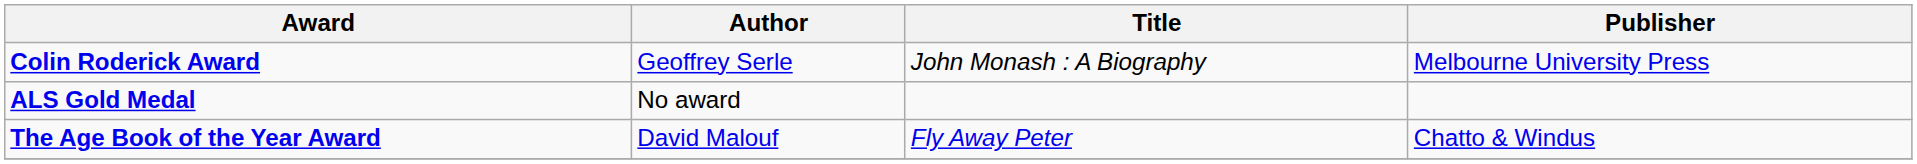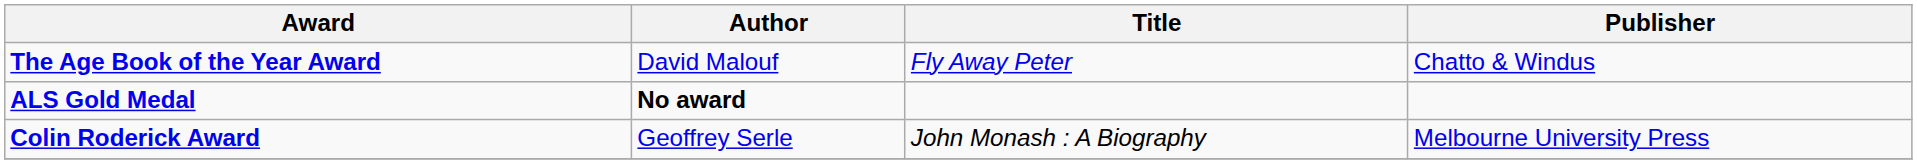rows swapped: (196, 138) <-> (135, 61)
(689, 100) normal -> (692, 100) bold
